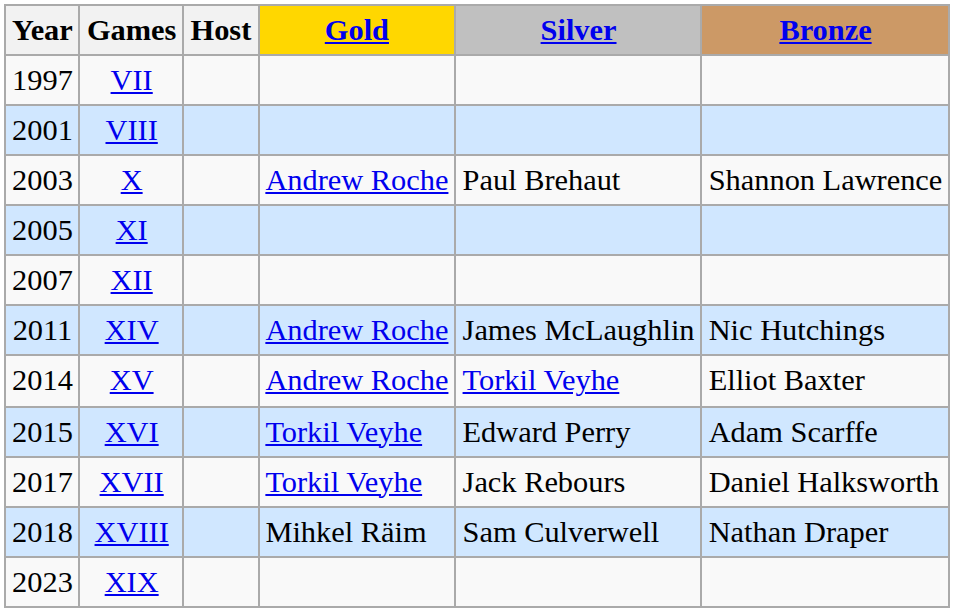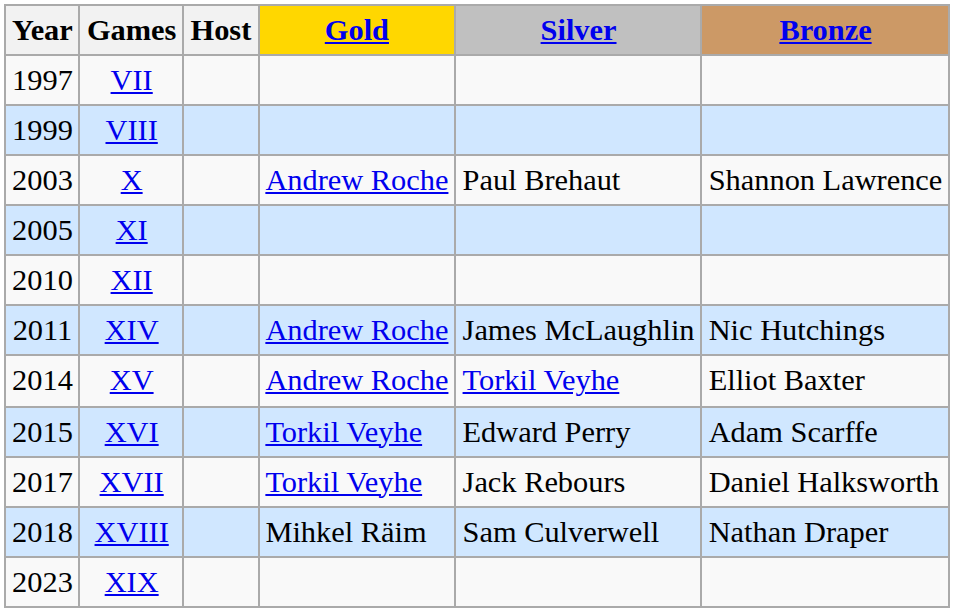(42, 130) 2001 -> (42, 130) 1999
(42, 280) 2007 -> (42, 280) 2010
